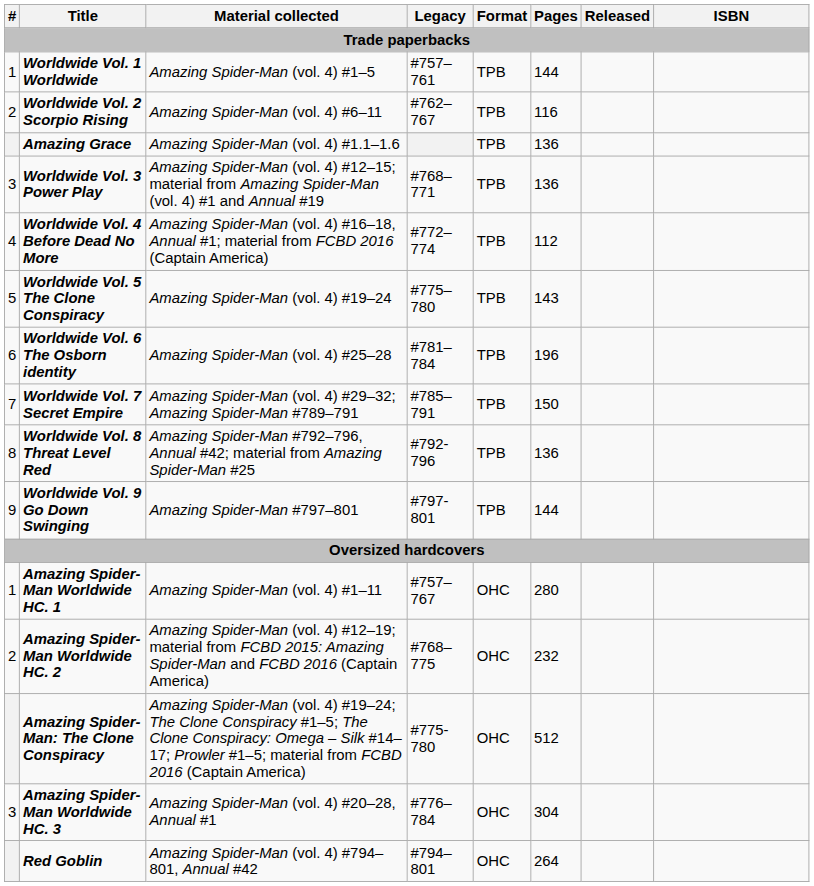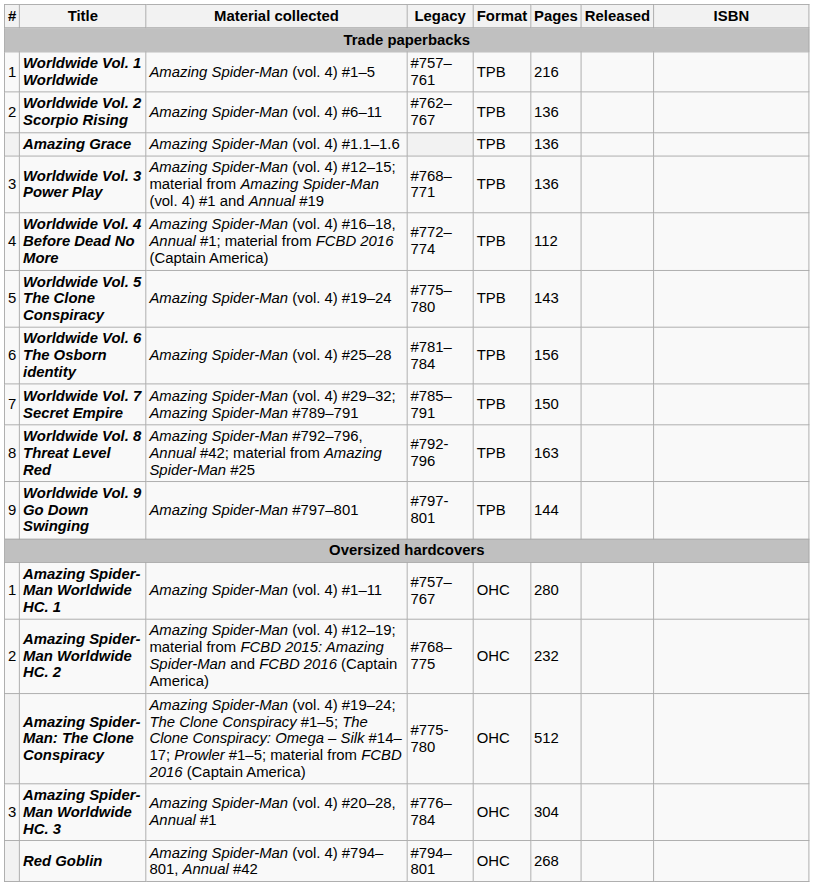(546, 71) 144 -> (546, 71) 216
(546, 112) 116 -> (546, 112) 136
(546, 355) 196 -> (546, 355) 156
(546, 453) 136 -> (546, 453) 163
(546, 861) 264 -> (546, 861) 268
